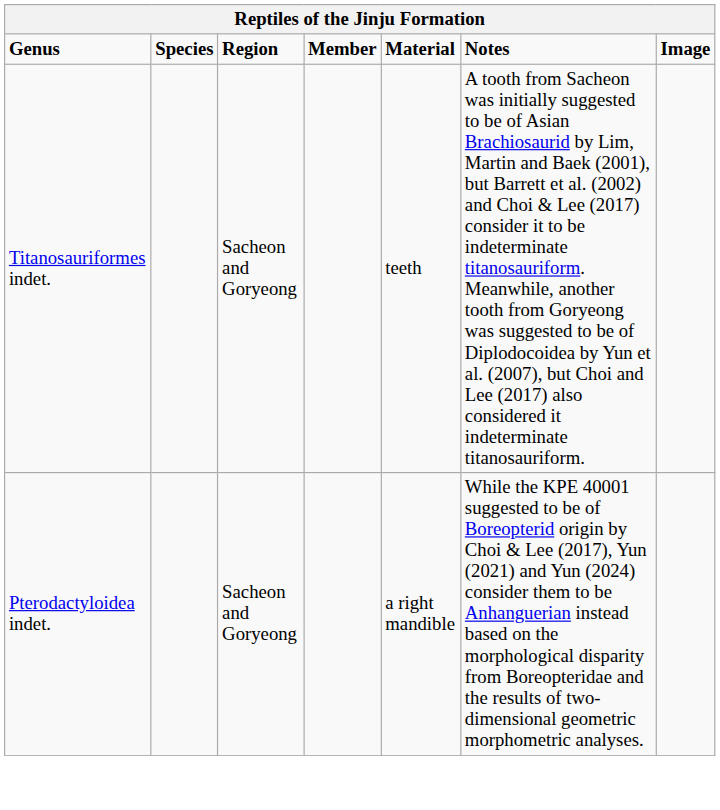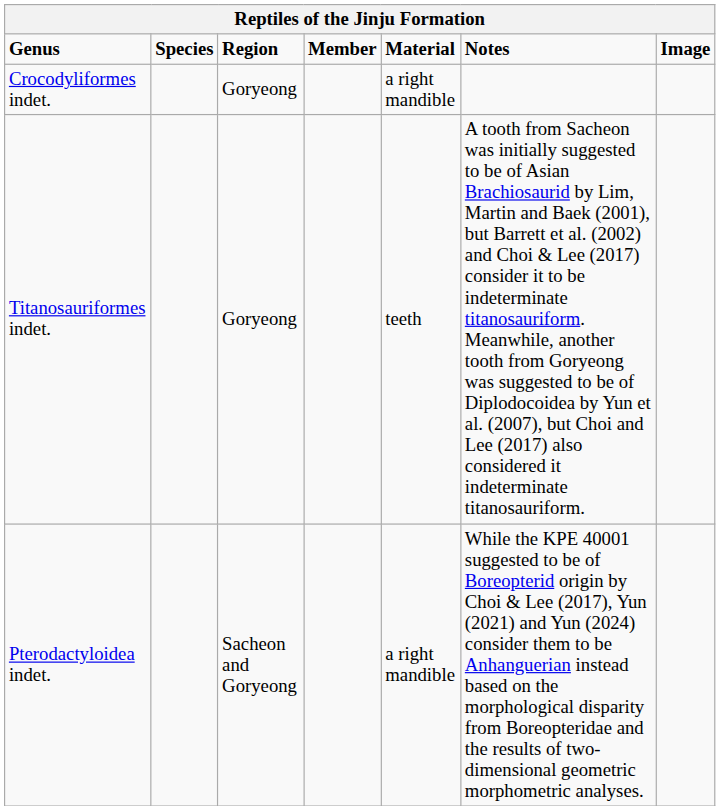+ row: (72, 89)
(260, 268) Sacheon and Goryeong -> (260, 319) Goryeong
